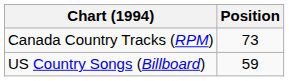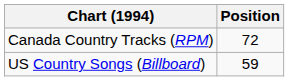(250, 40) 73 -> (250, 40) 72
